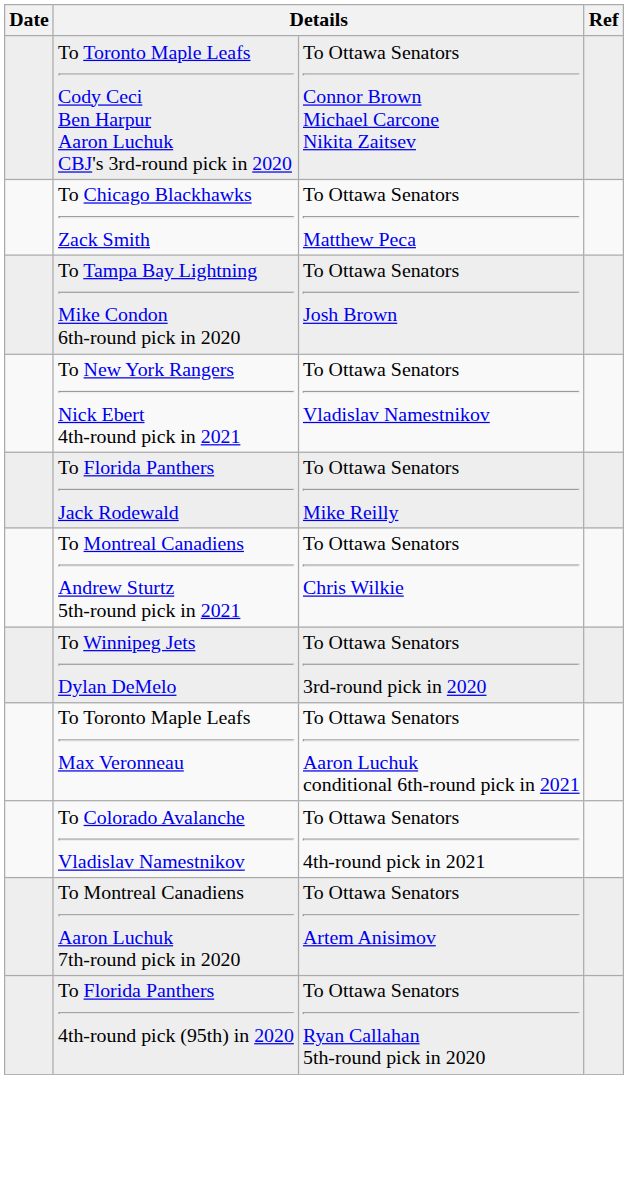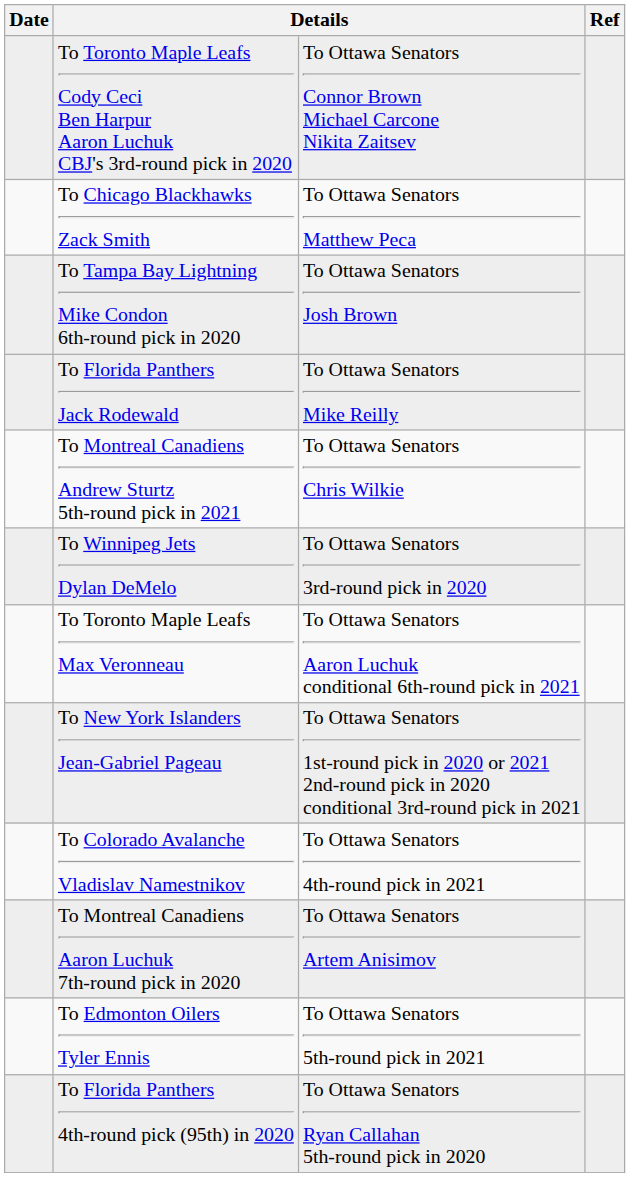- row: (176, 402)
+ row: (176, 740)
+ row: (176, 1035)
